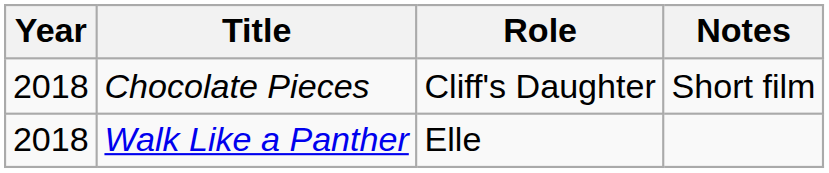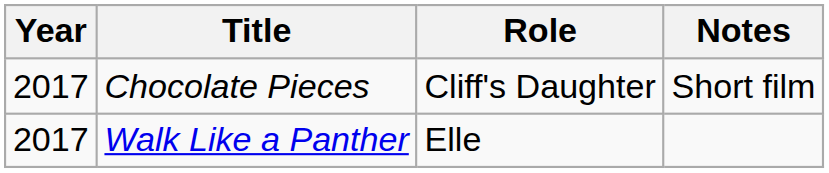(51, 85) 2018 -> (51, 85) 2017
(51, 139) 2018 -> (51, 139) 2017
